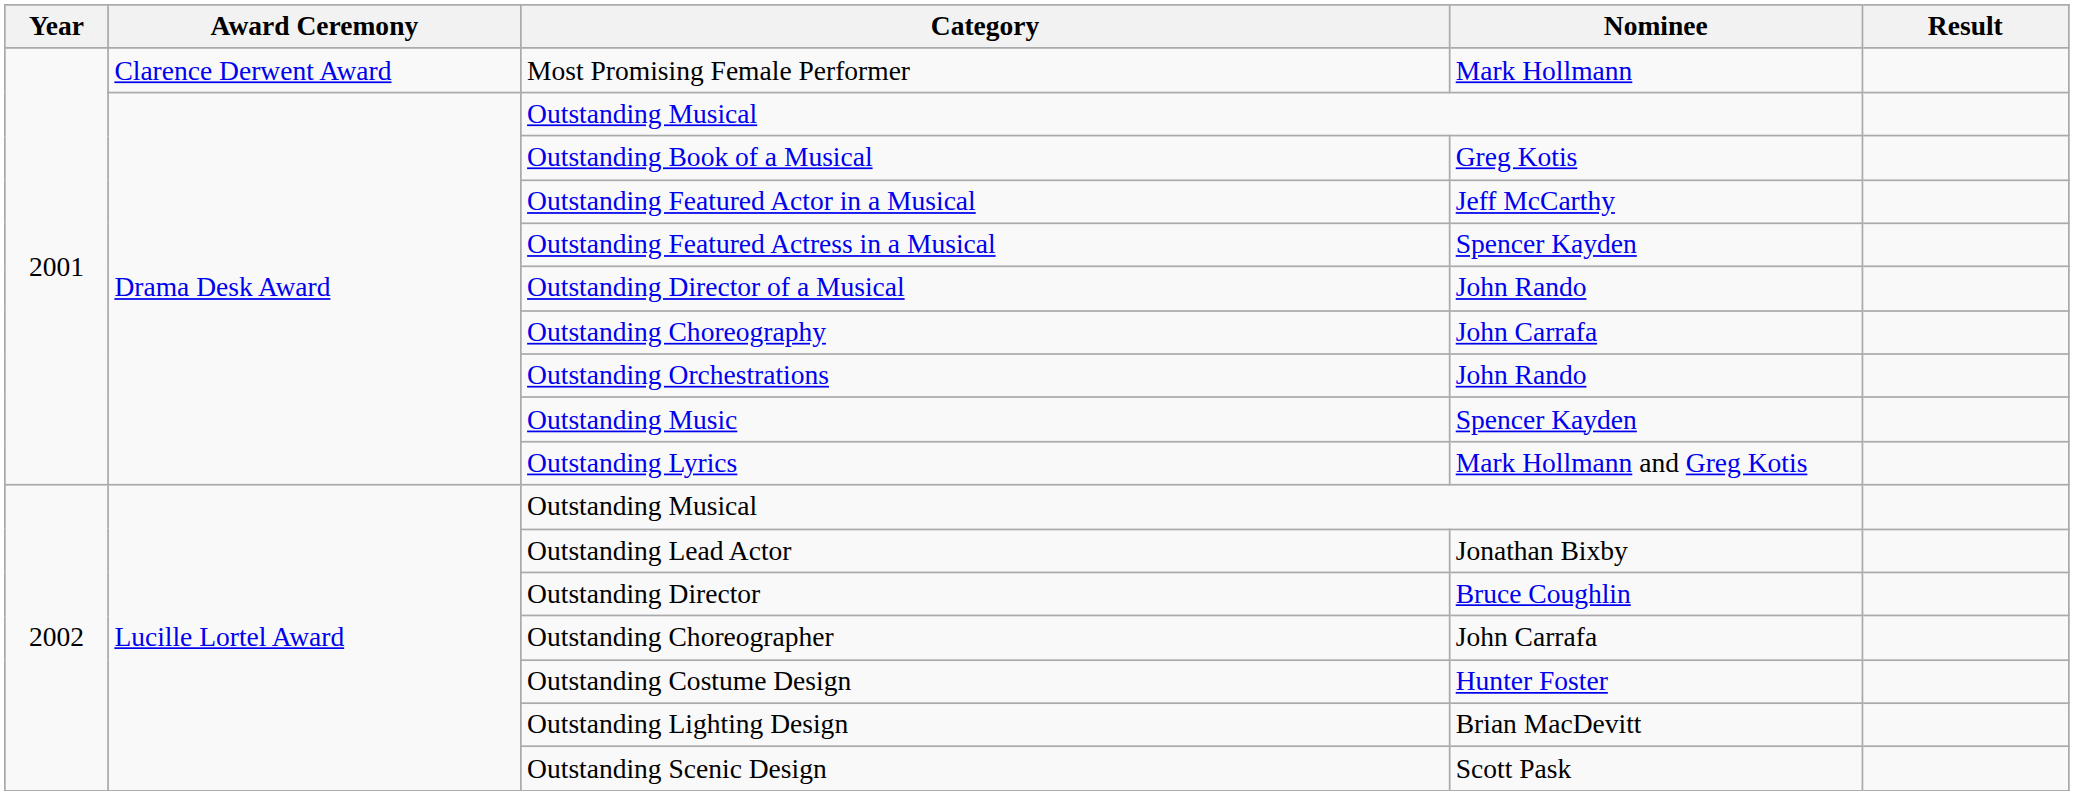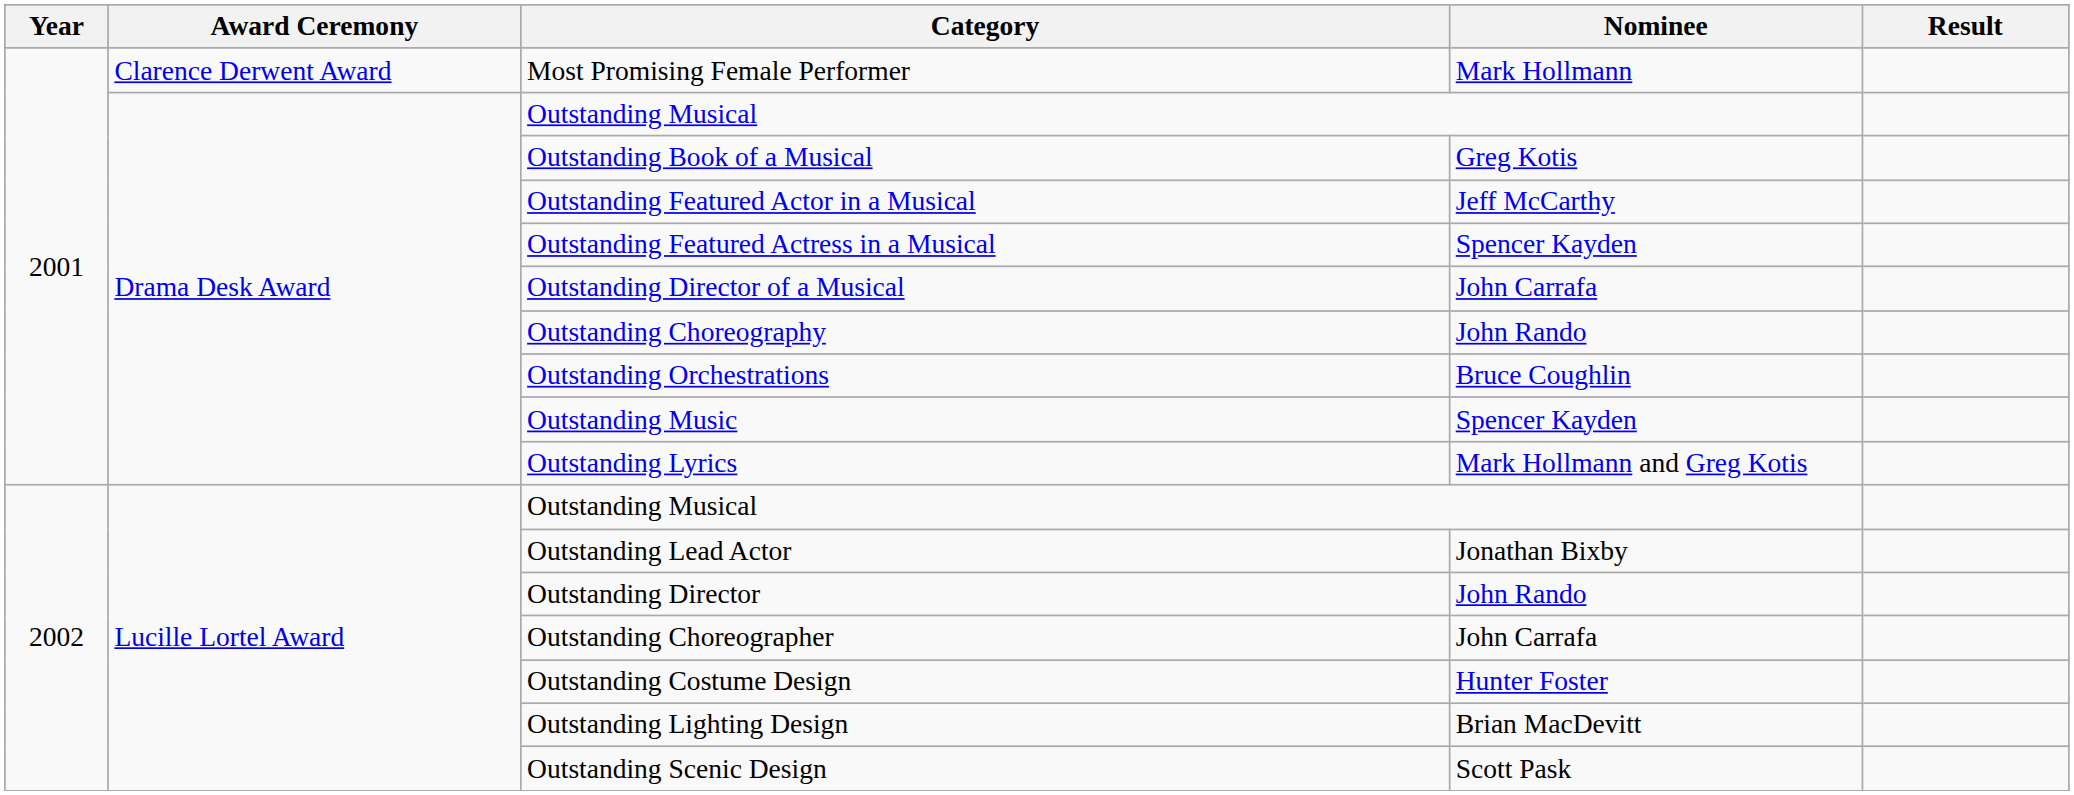(1521, 288) John Rando -> (1526, 288) John Carrafa
(1526, 331) John Carrafa -> (1521, 331) John Rando
(1521, 375) John Rando -> (1543, 375) Bruce Coughlin
(1543, 593) Bruce Coughlin -> (1521, 593) John Rando
